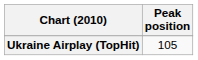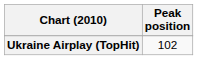(168, 45) 105 -> (168, 45) 102
